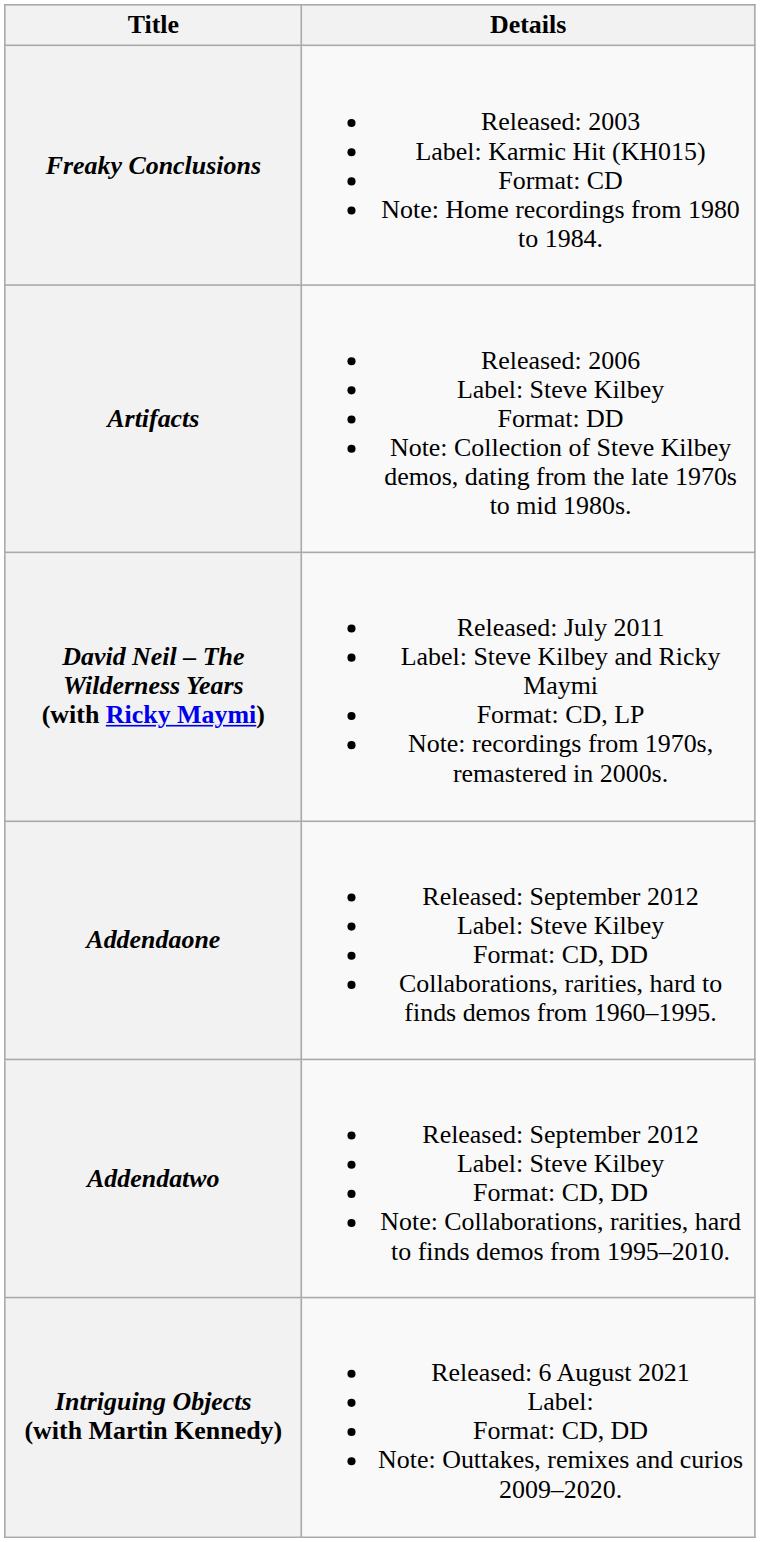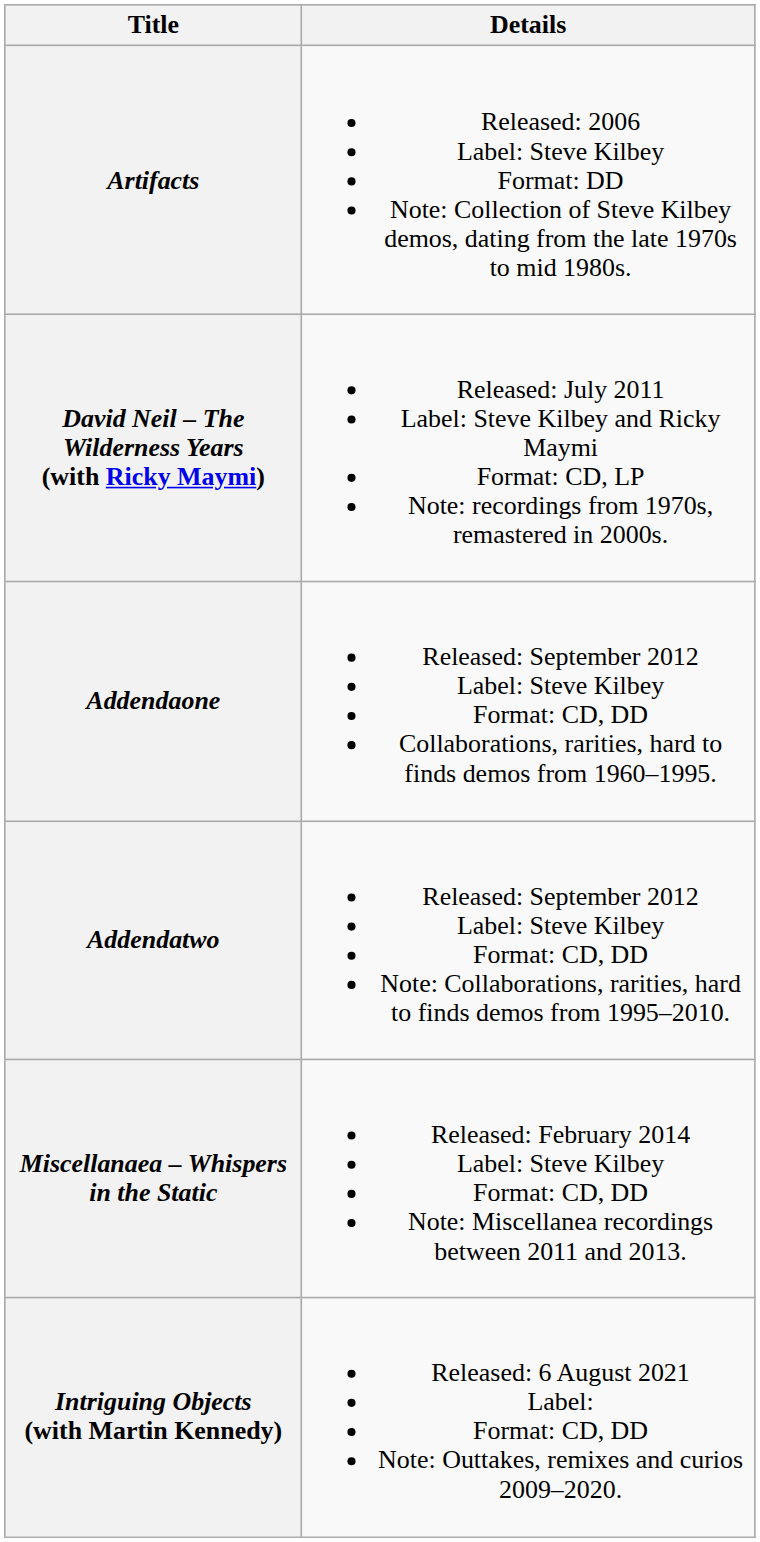- row: (153, 164)
+ row: (153, 1178)
